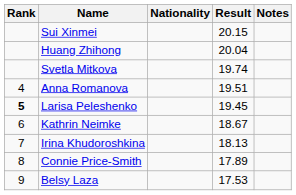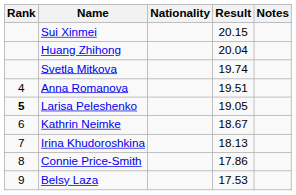(233, 106) 19.45 -> (233, 106) 19.05
(233, 161) 17.89 -> (233, 161) 17.86
